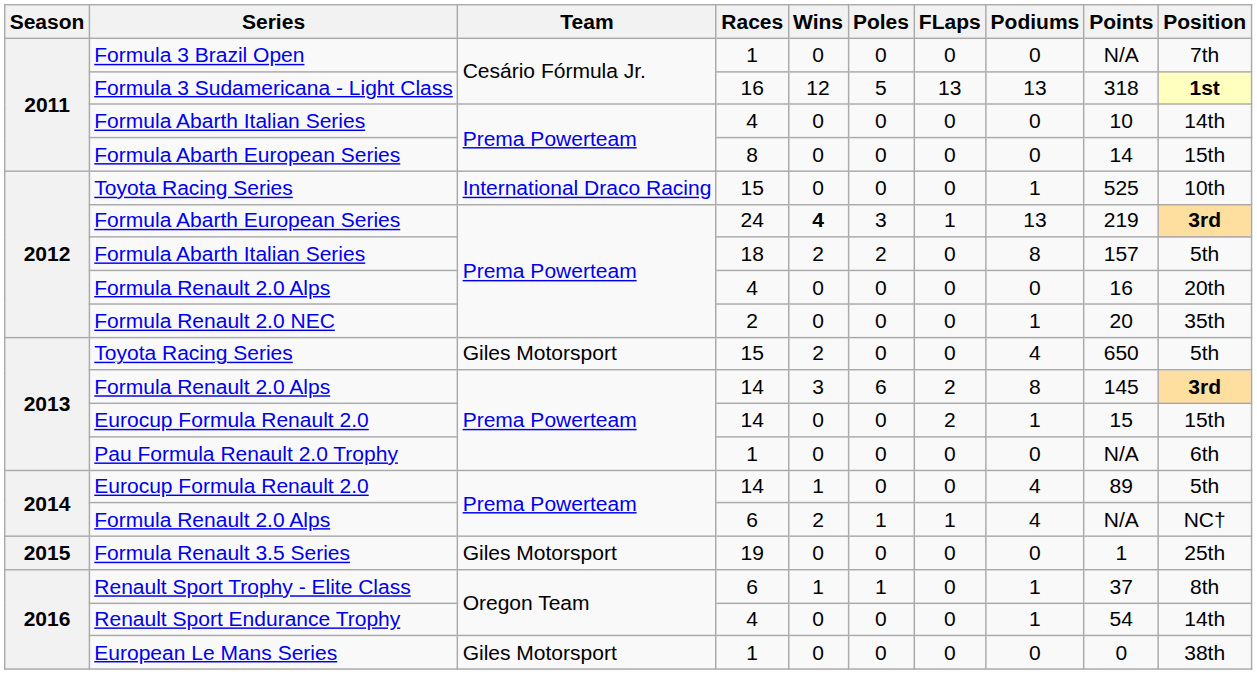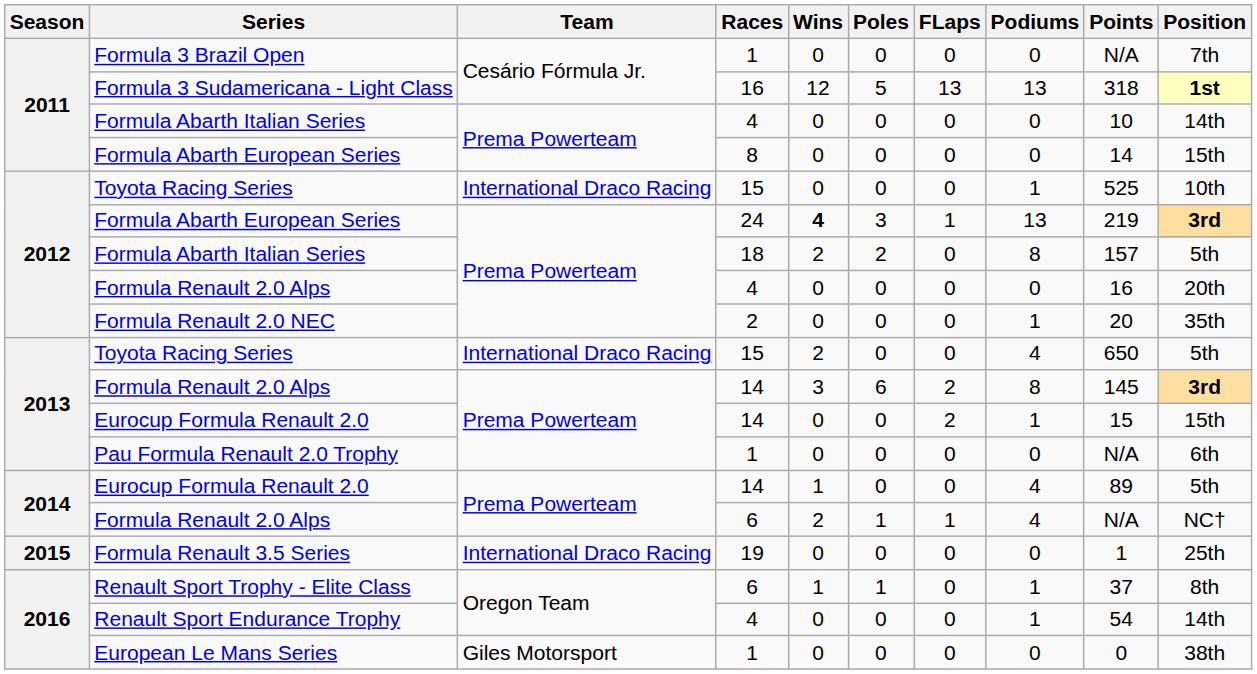(540, 354) Giles Motorsport -> (587, 354) International Draco Racing
(540, 553) Giles Motorsport -> (587, 553) International Draco Racing
